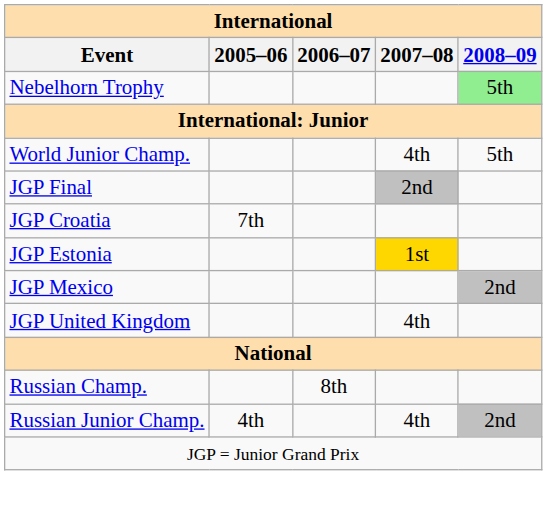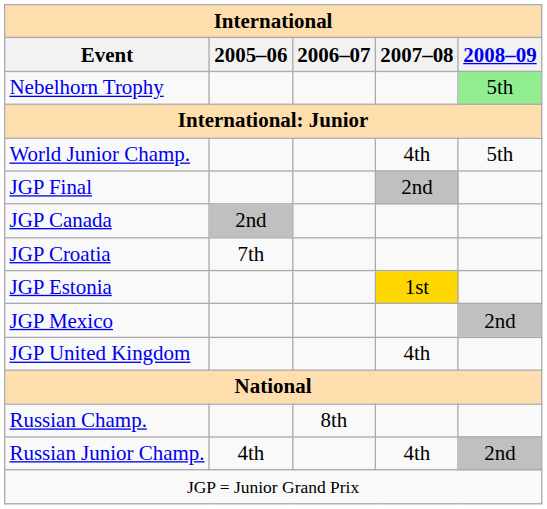+ row: (61, 220)
